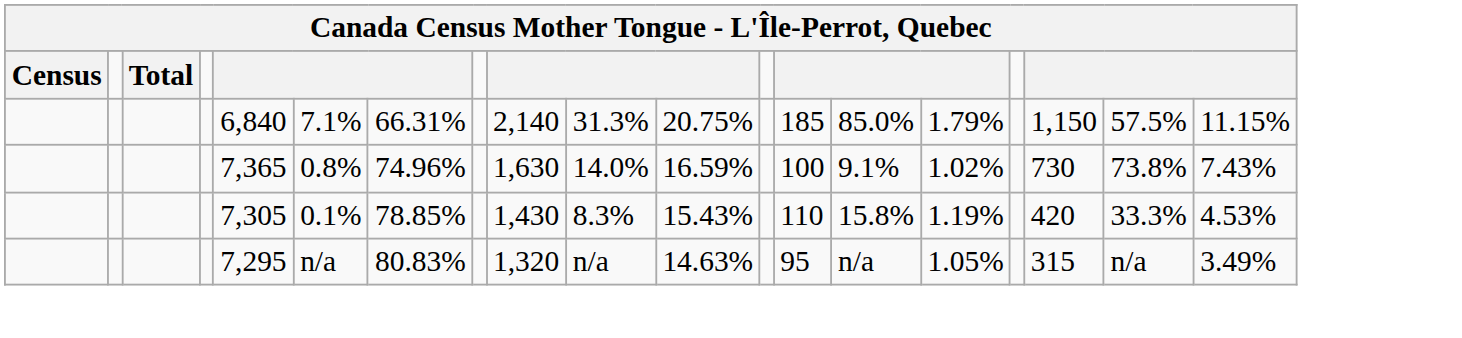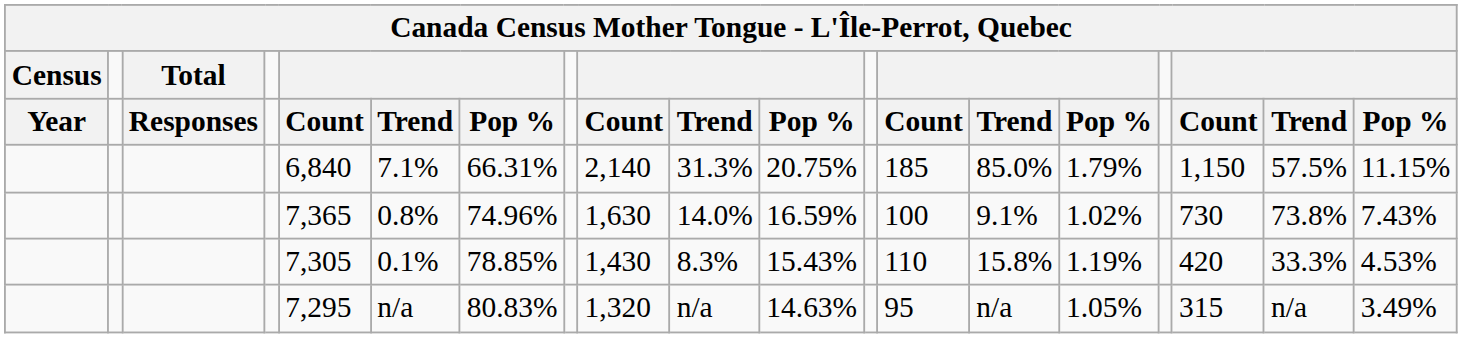+ row: (57, 121)
